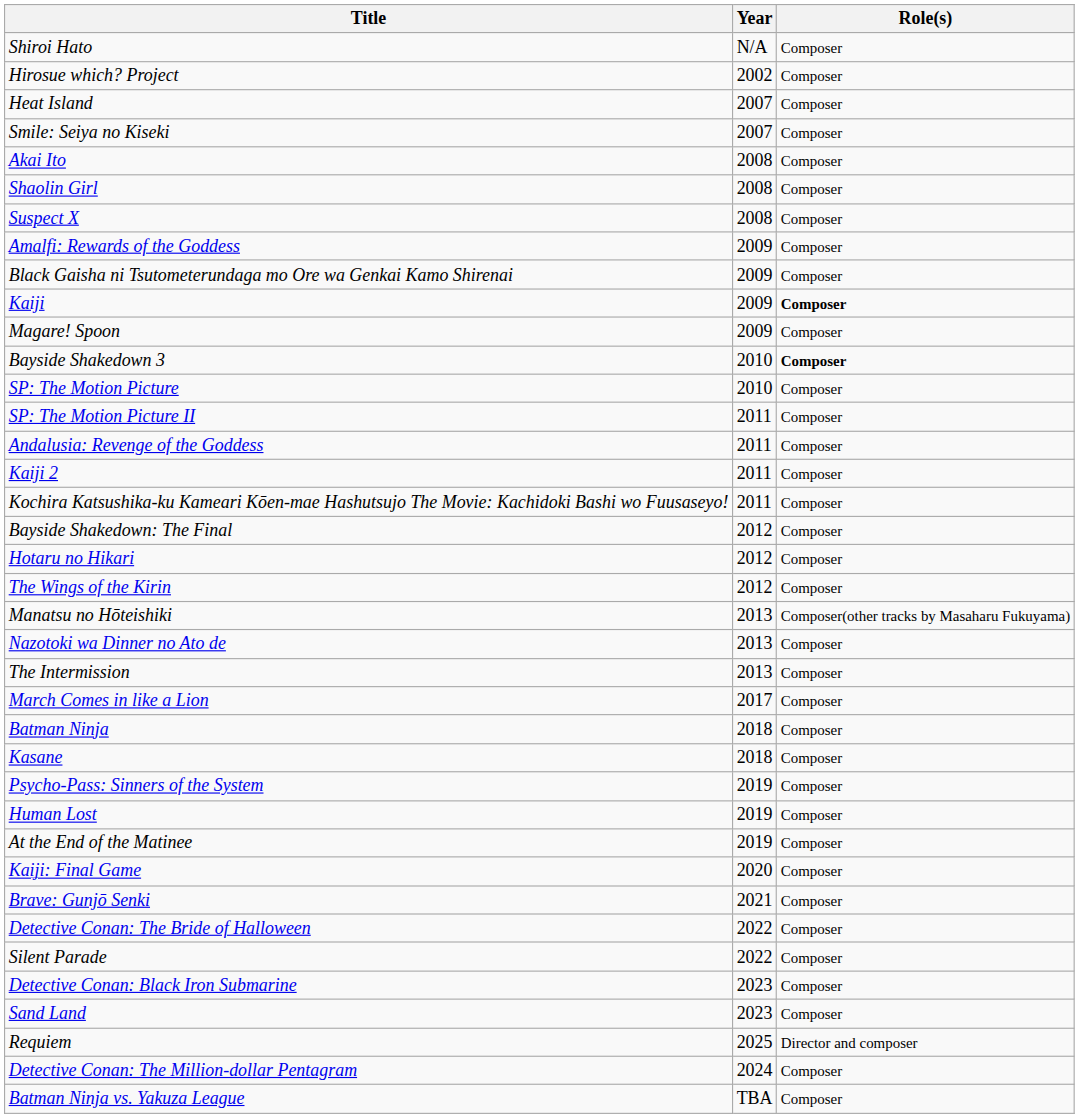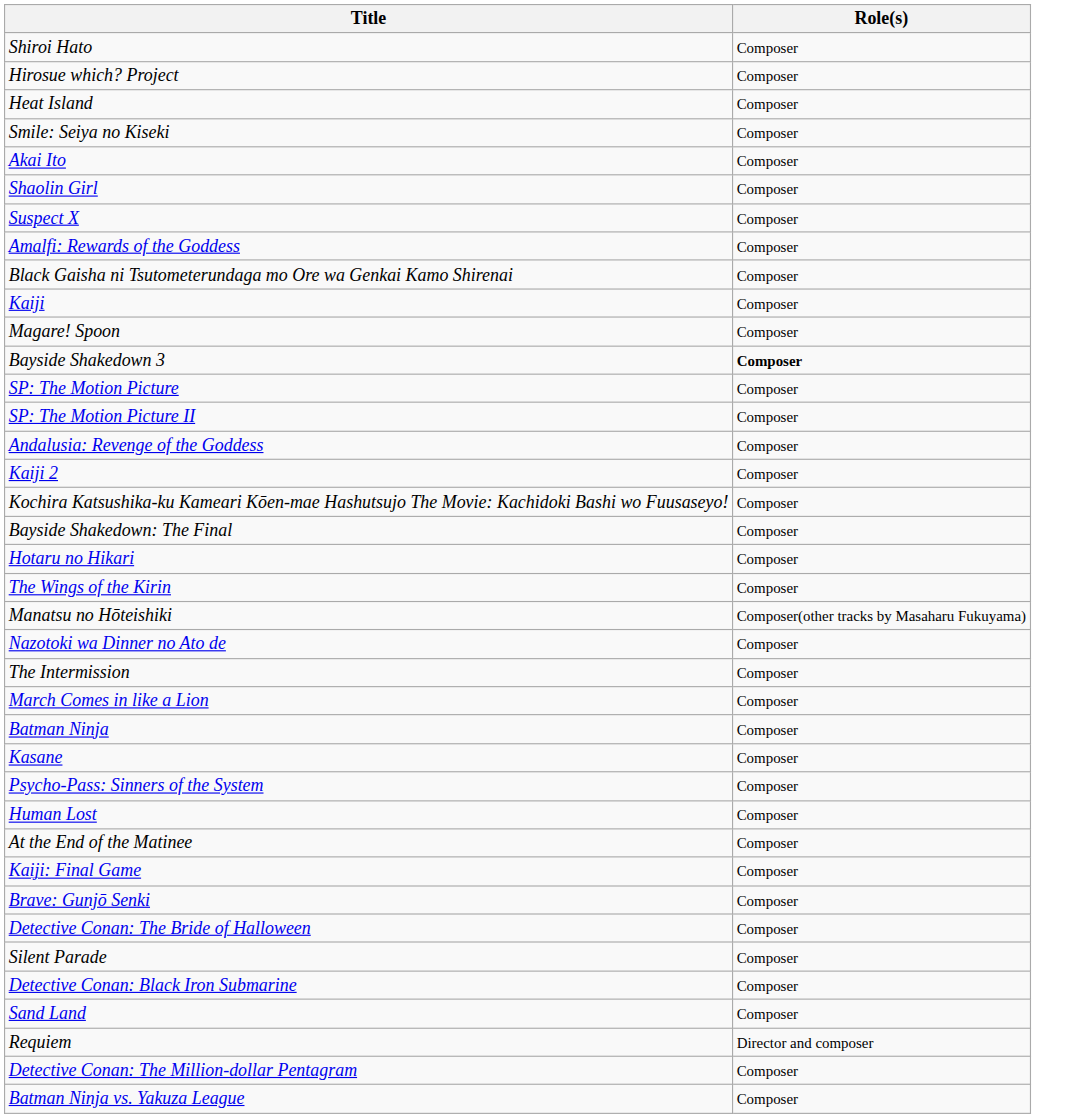- column: (755, 18)
(814, 302) bold -> (767, 304) normal
